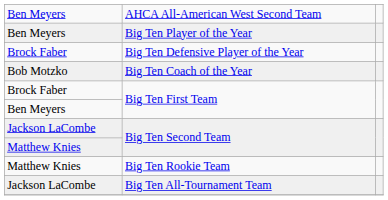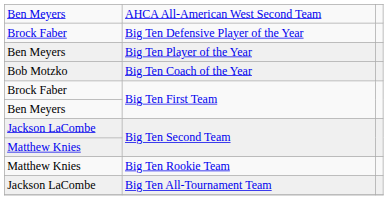rows swapped: (36, 33) <-> (37, 52)
